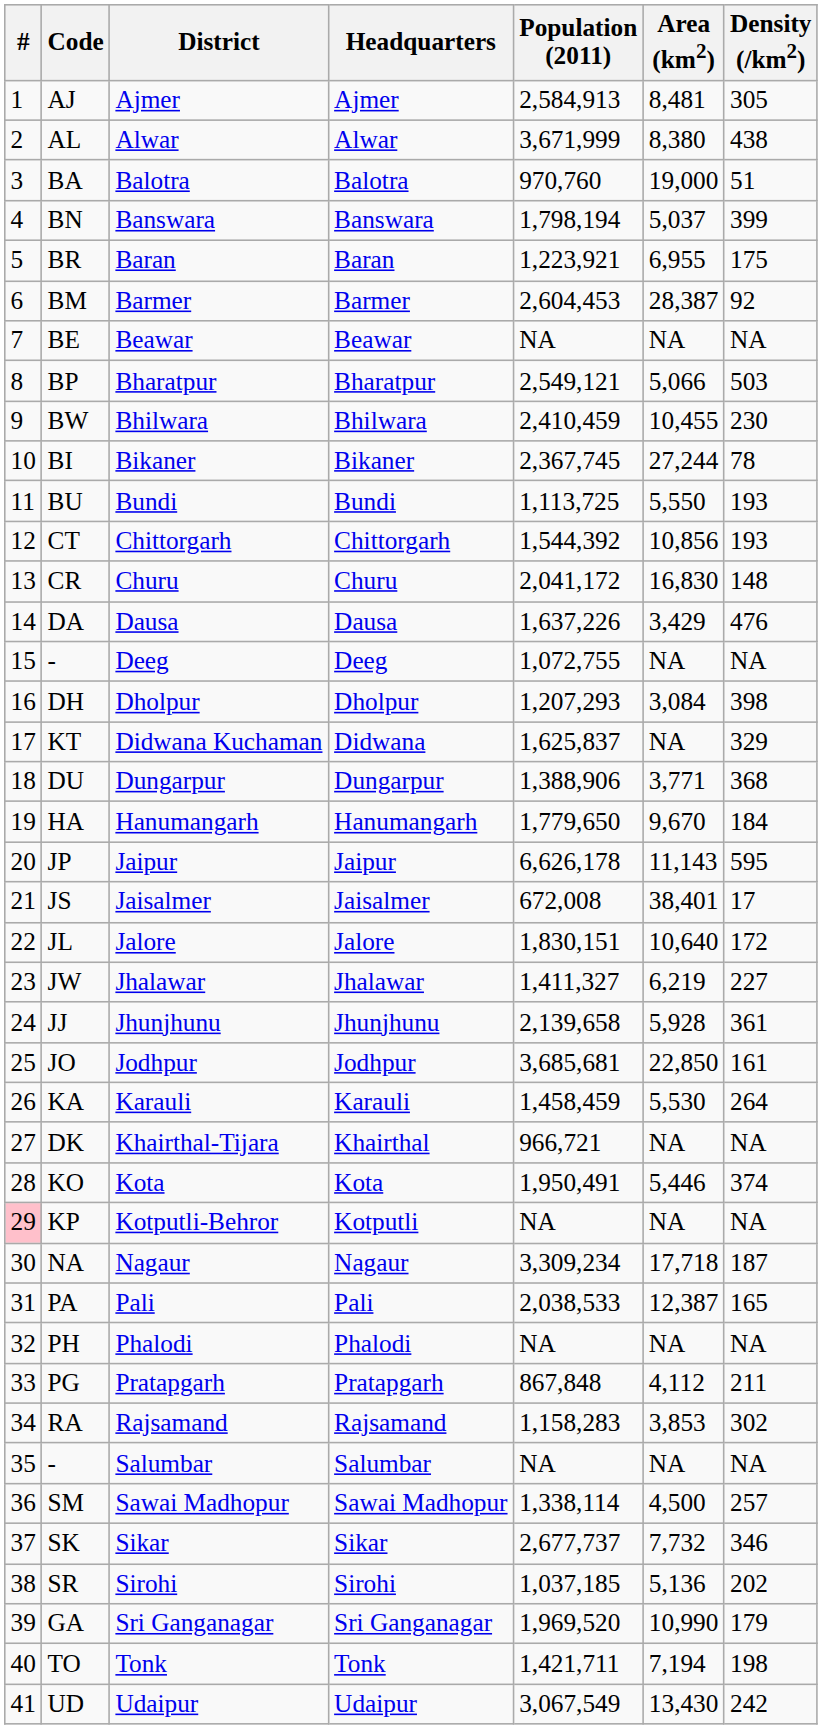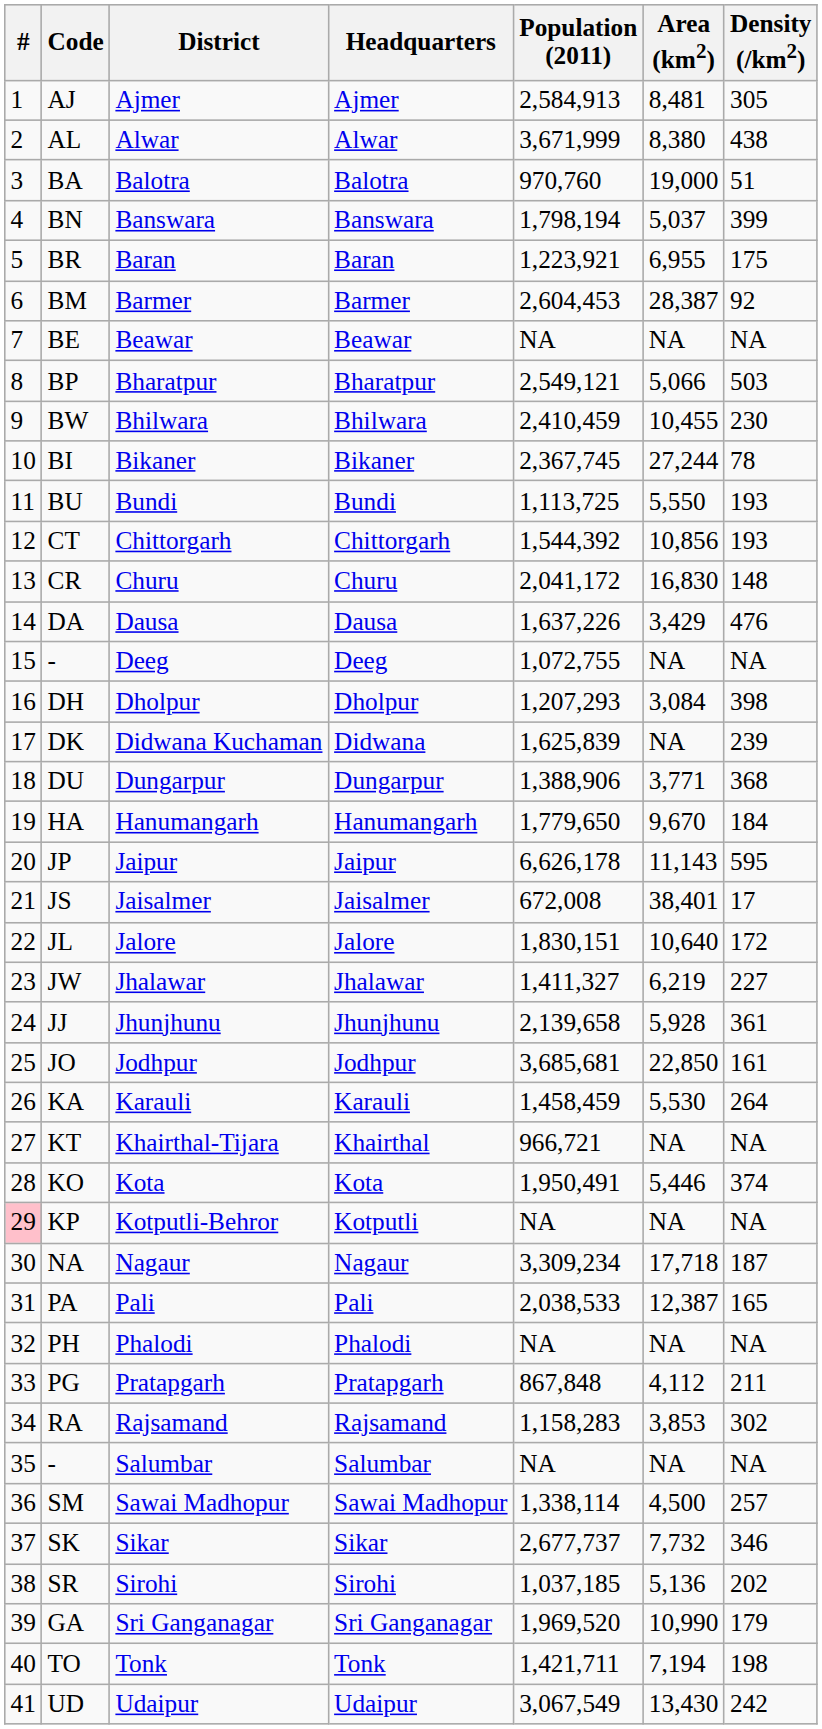(64, 741) KT -> (66, 741) DK
(570, 741) 1,625,837 -> (570, 741) 1,625,839
(749, 741) 329 -> (749, 741) 239
(66, 1142) DK -> (64, 1142) KT
